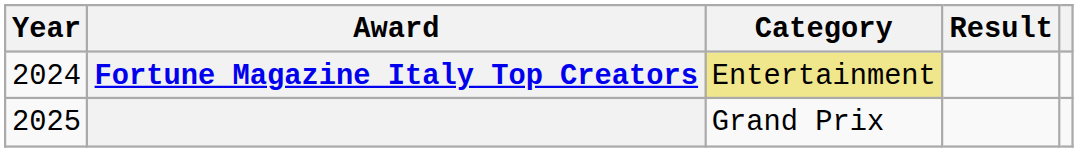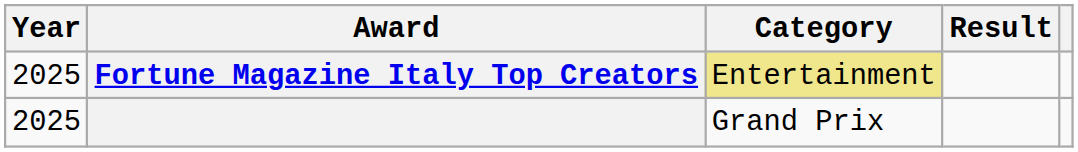(46, 75) 2024 -> (46, 75) 2025
